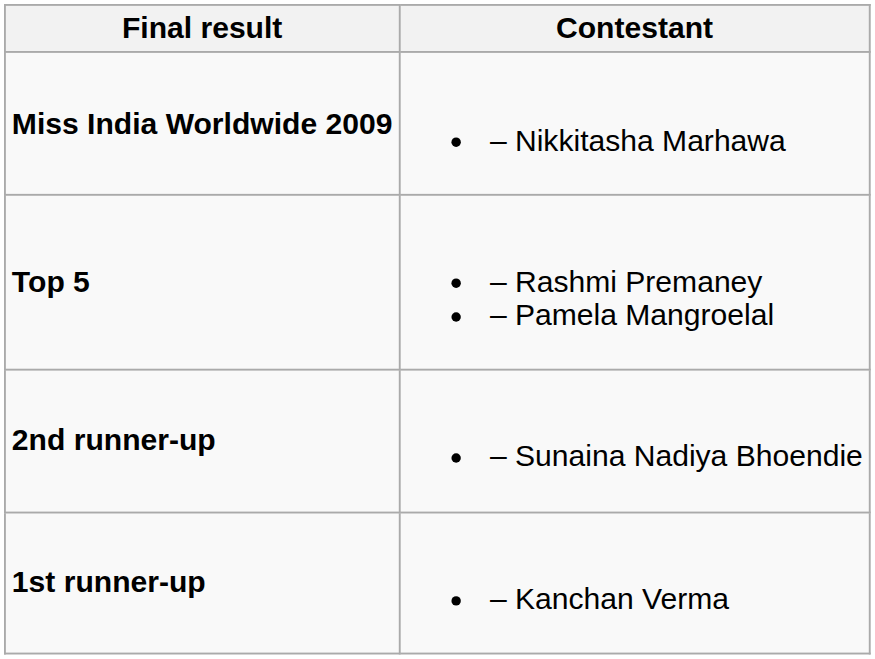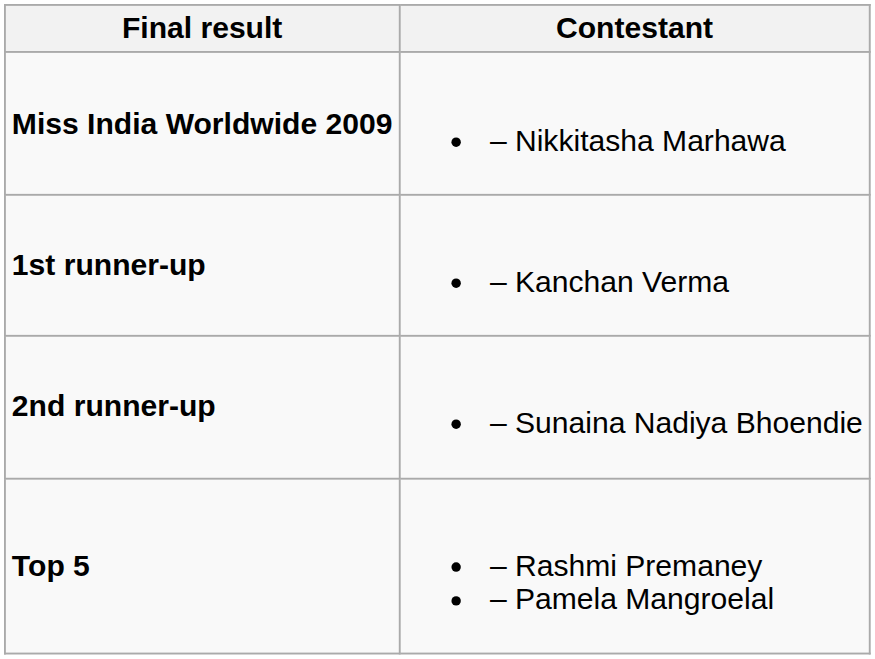rows swapped: (109, 582) <-> (51, 281)
